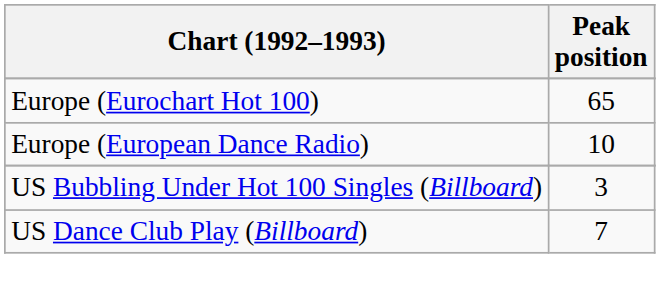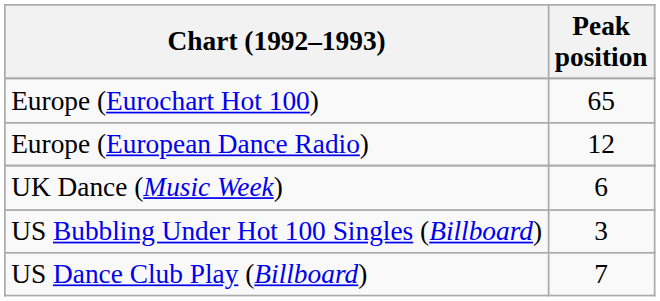(601, 143) 10 -> (601, 143) 12
+ row: (147, 187)
